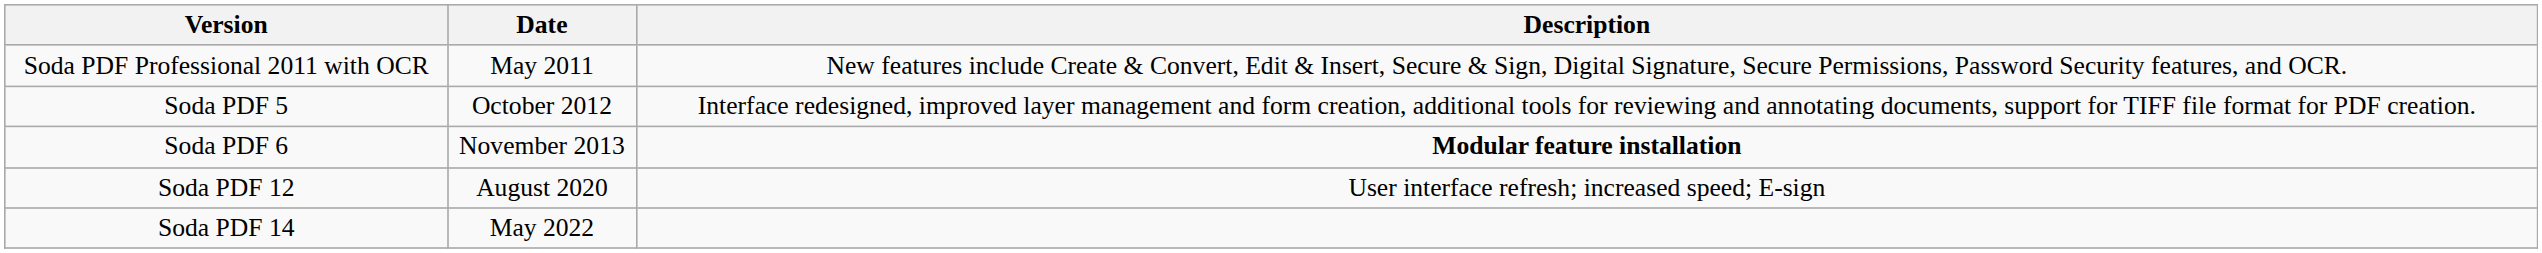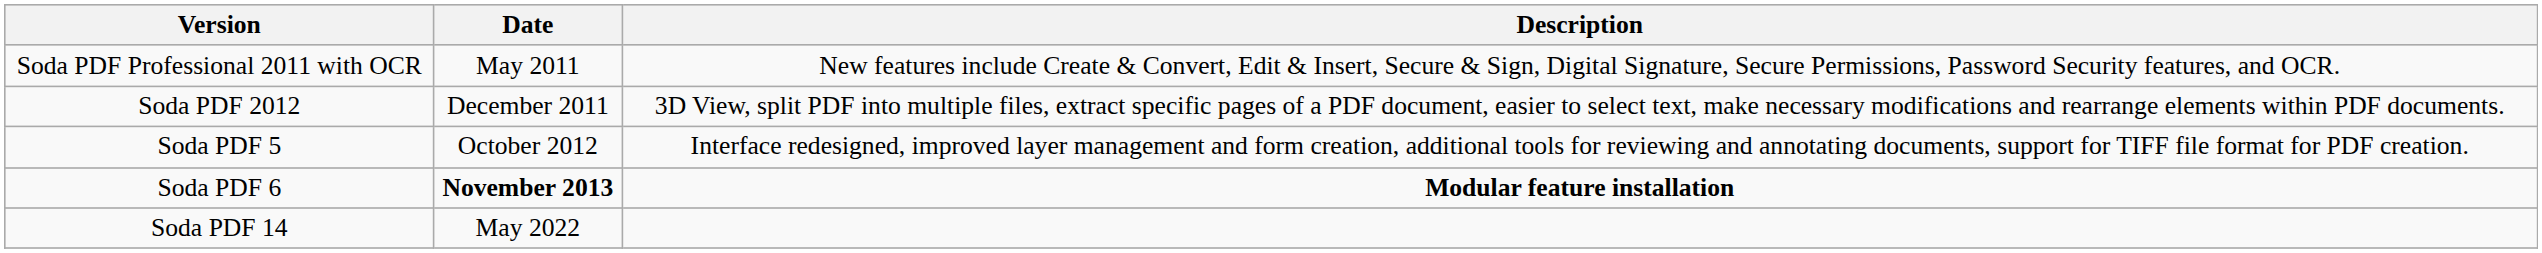+ row: (219, 106)
(542, 146) normal -> (528, 187) bold
- row: (226, 187)
